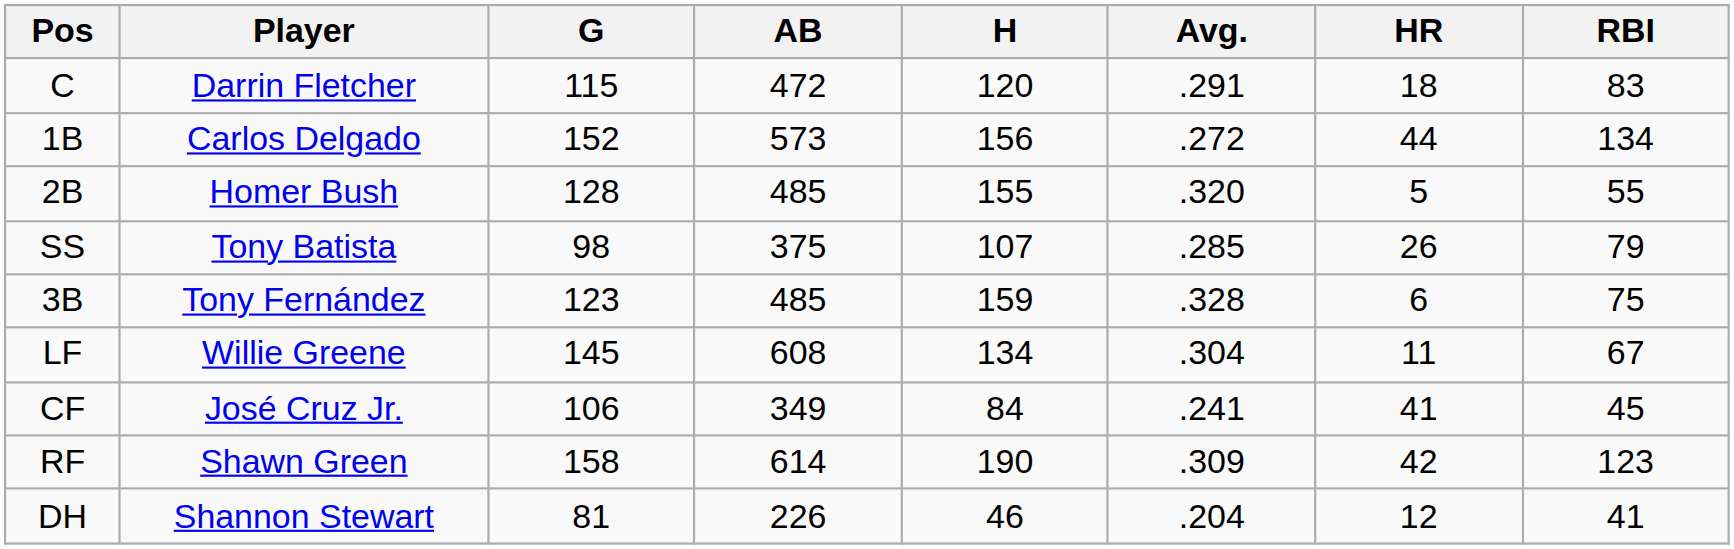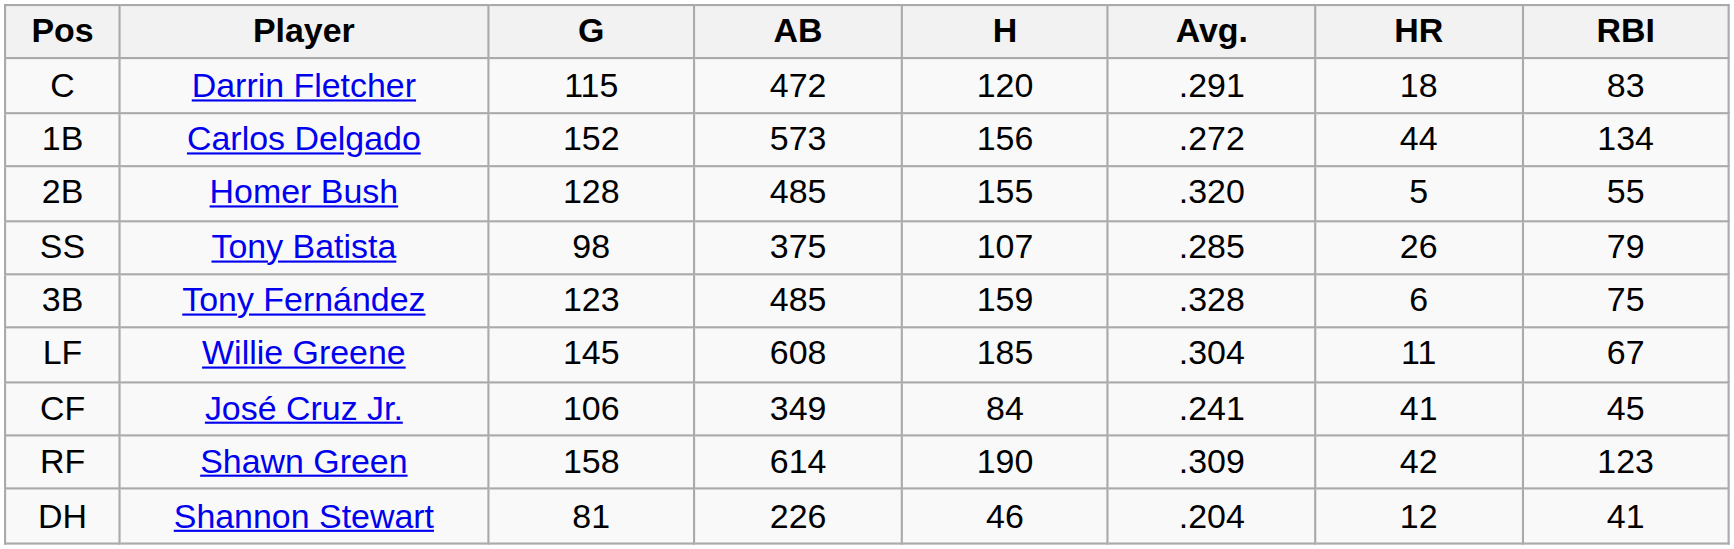(1005, 354) 134 -> (1005, 354) 185
